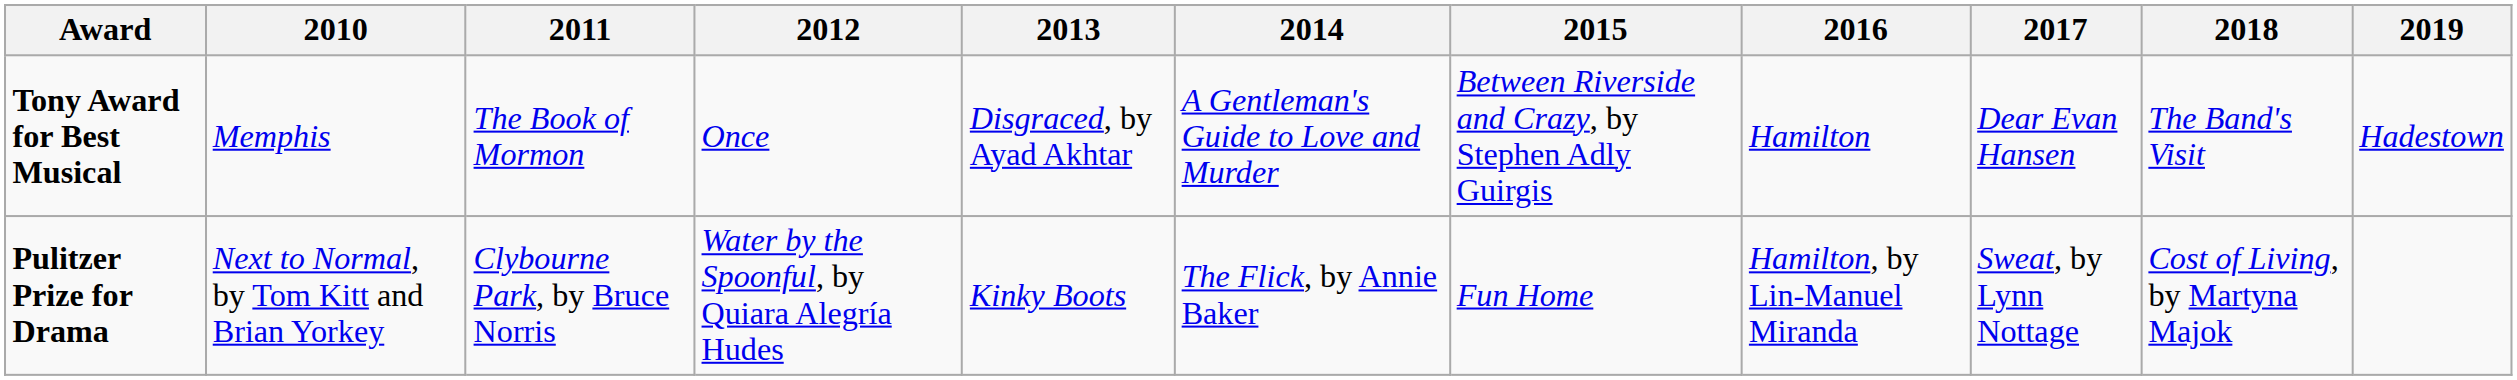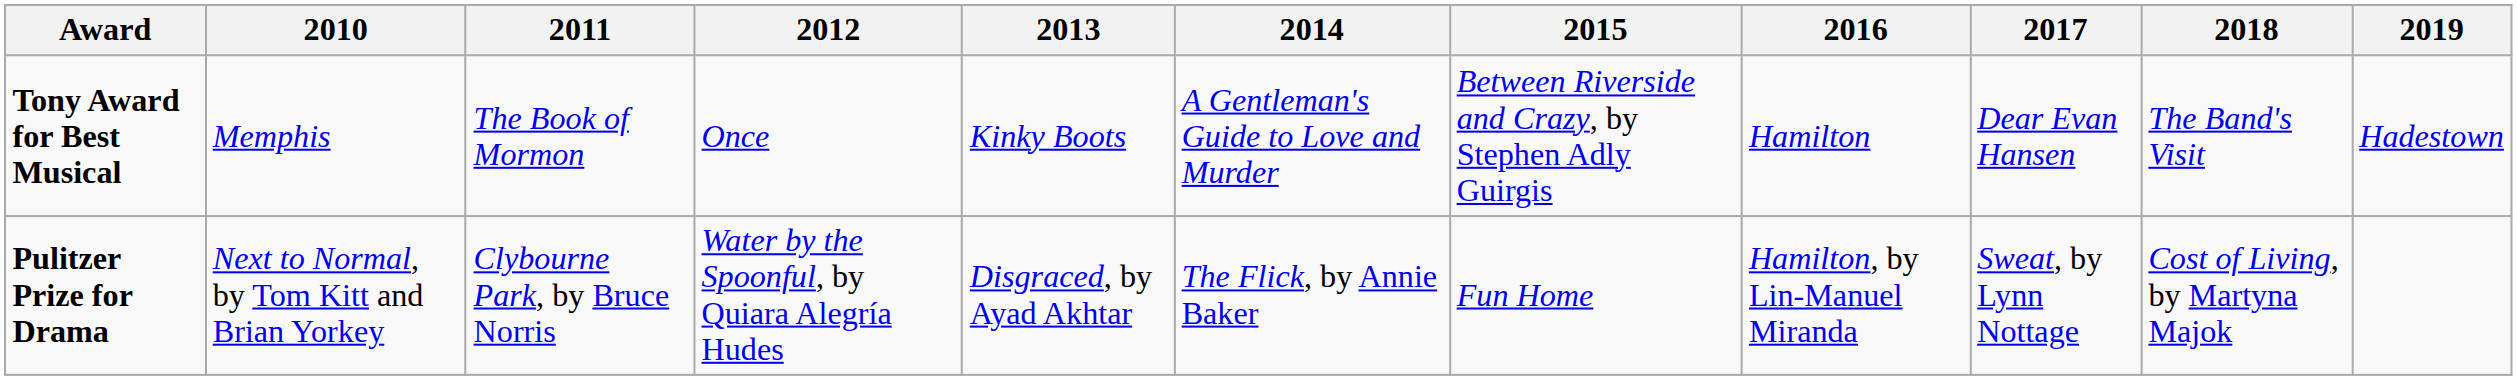(1061, 135) Disgraced, by Ayad Akhtar -> (1048, 135) Kinky Boots
(1048, 294) Kinky Boots -> (1061, 294) Disgraced, by Ayad Akhtar
